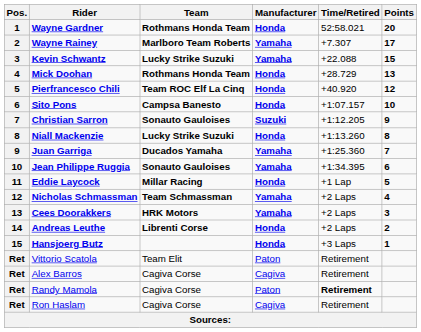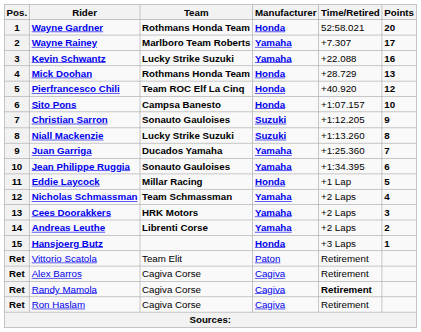(390, 58) 15 -> (390, 58) 16
(270, 135) Honda -> (271, 135) Suzuki
(270, 228) Honda -> (273, 228) Yamaha
(268, 289) Paton -> (270, 289) Cagiva
